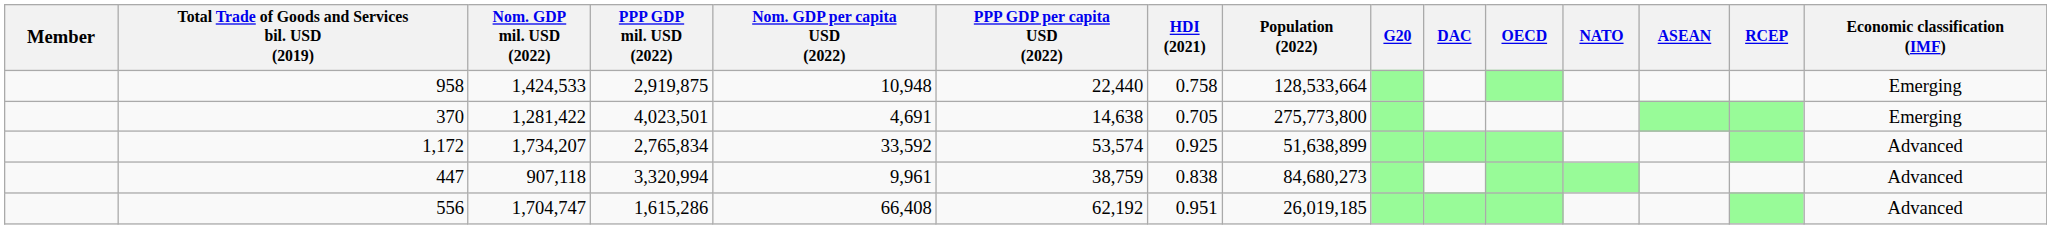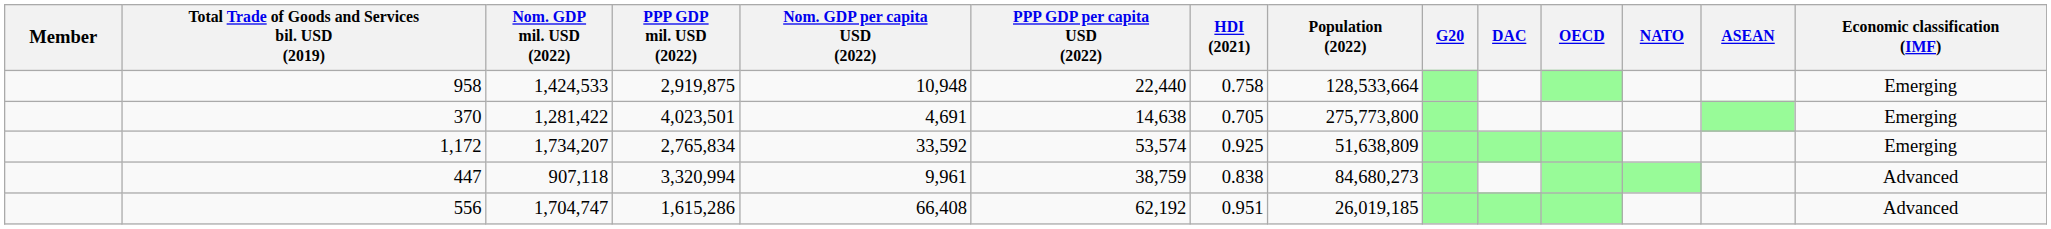- column: (1767, 37)
(1325, 147) 51,638,899 -> (1377, 147) 51,638,809
(1925, 147) Advanced -> (1921, 147) Emerging
